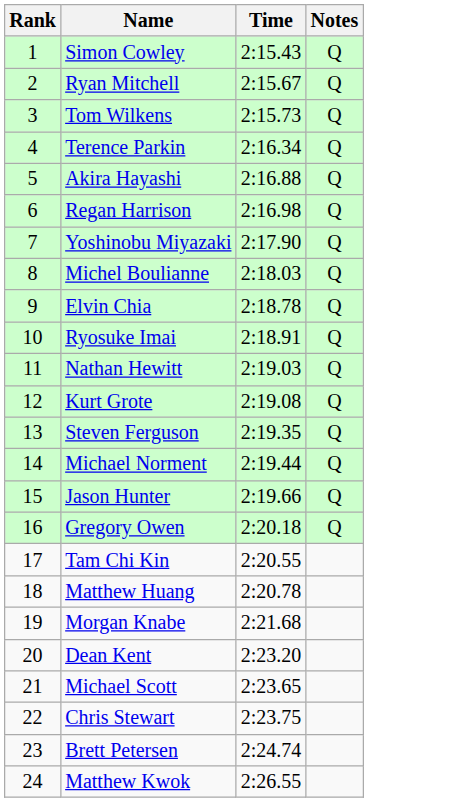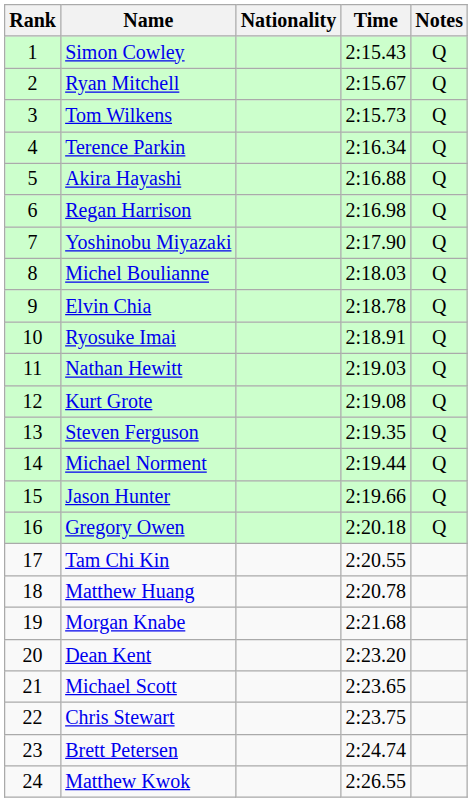+ column: (288, 20)
